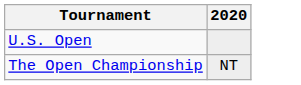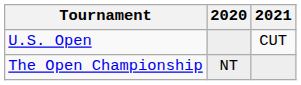+ column: (273, 17)
